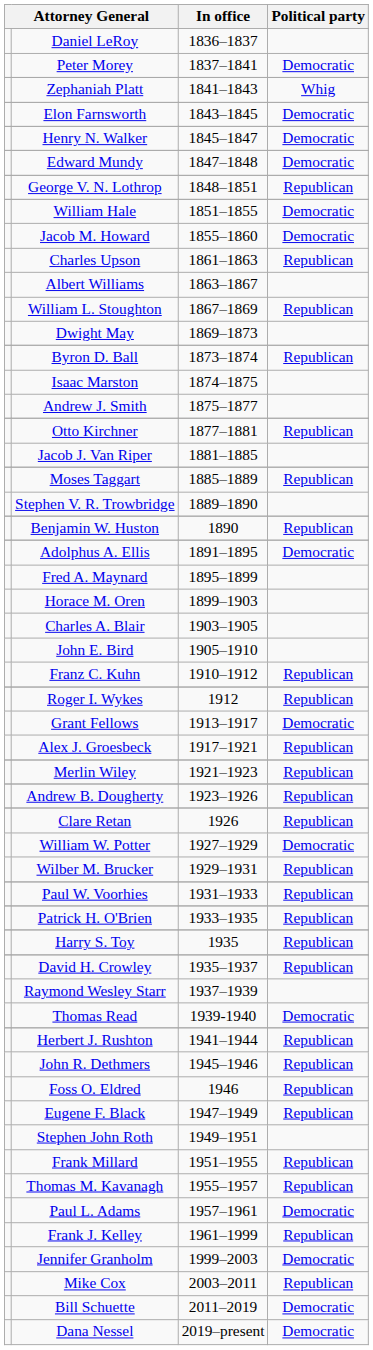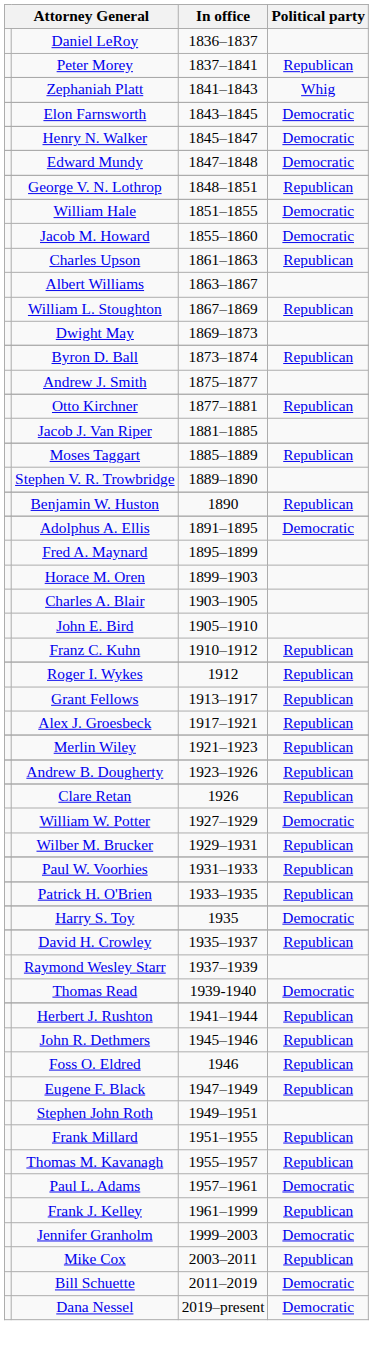(318, 65) Democratic -> (318, 65) Republican
- row: (95, 382)
(318, 723) Democratic -> (318, 698) Republican
(318, 942) Republican -> (318, 917) Democratic
